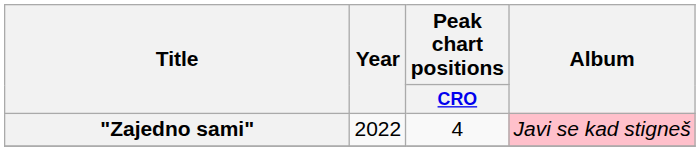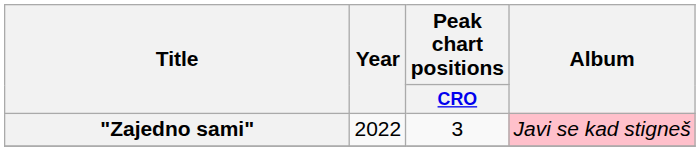(457, 129) 4 -> (457, 129) 3
